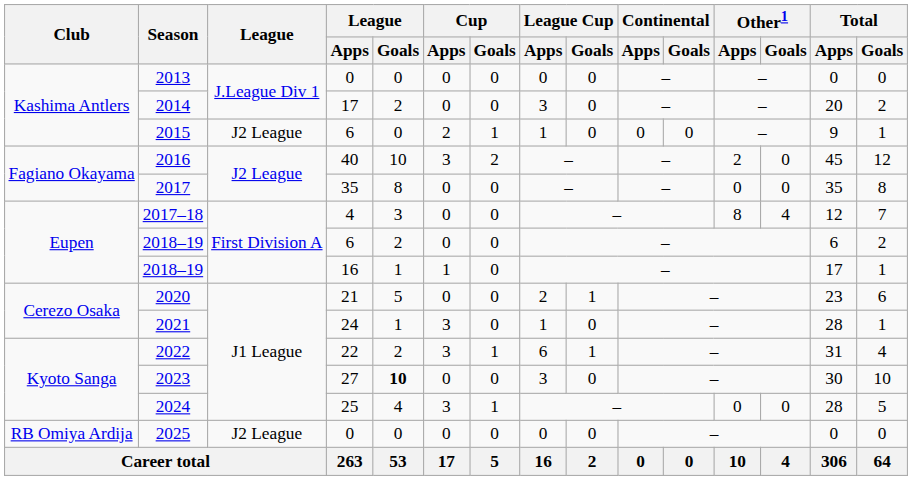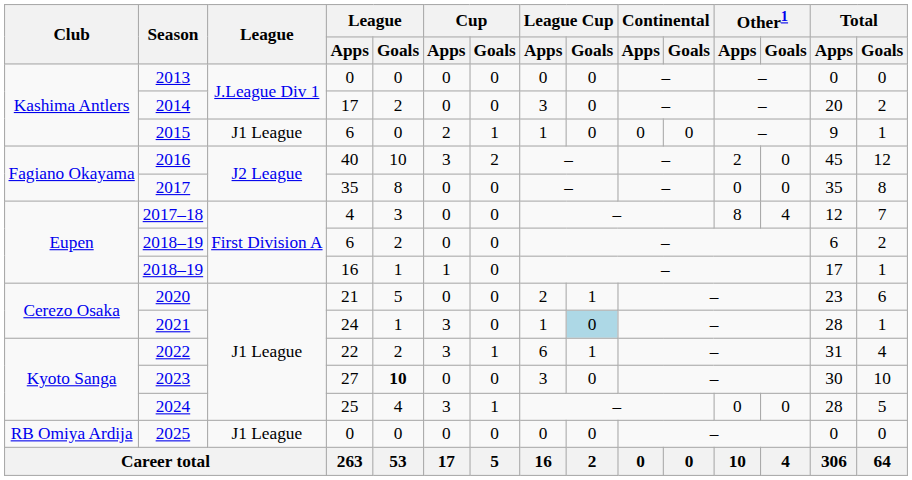(267, 132) J2 League -> (267, 132) J1 League
(592, 324) no background -> (592, 324) lightblue background
(267, 433) J2 League -> (267, 433) J1 League
